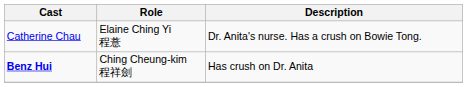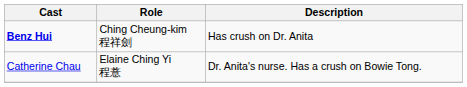rows swapped: (29, 67) <-> (44, 36)
